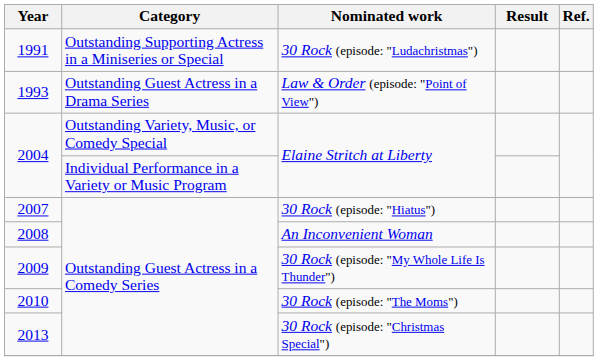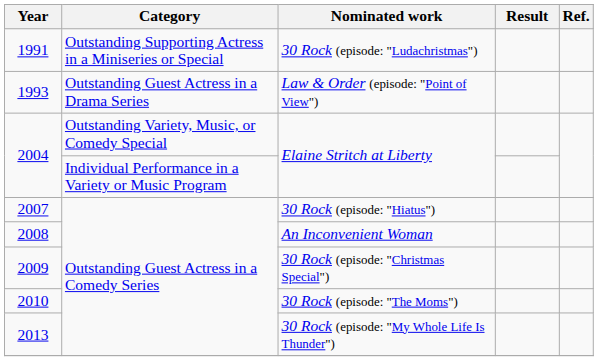(383, 267) 30 Rock (episode: "My Whole Life Is Thunder") -> (363, 267) 30 Rock (episode: "Christmas Special")
(363, 334) 30 Rock (episode: "Christmas Special") -> (383, 334) 30 Rock (episode: "My Whole Life Is Thunder")
